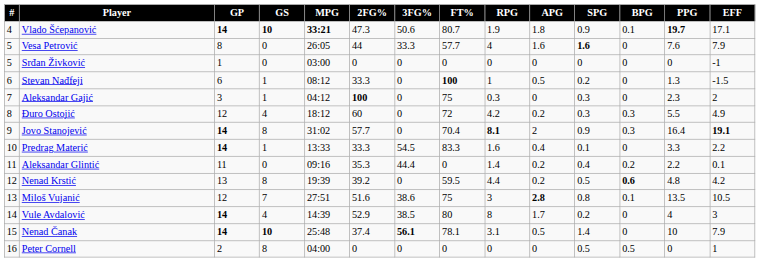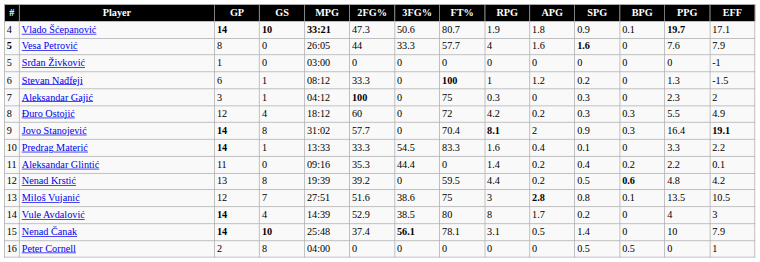(9, 47) normal -> (9, 47) bold
(538, 80) 0.5 -> (538, 80) 1.2
